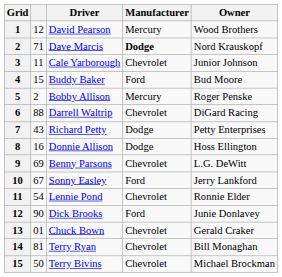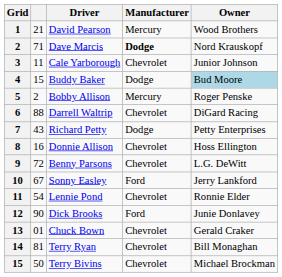(39, 29) 12 -> (39, 29) 21
(135, 79) Ford -> (139, 79) Dodge
(218, 79) no background -> (218, 79) lightblue background
(139, 146) Dodge -> (146, 146) Chevrolet
(39, 163) 69 -> (39, 163) 72
